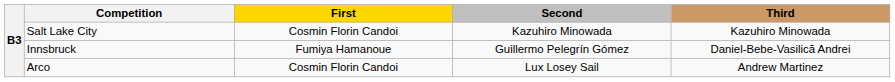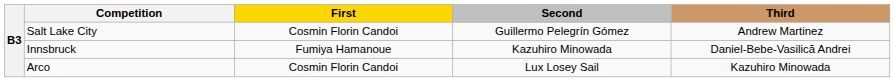(562, 31) Kazuhiro Minowada -> (562, 31) Guillermo Pelegrín Gómez
(780, 31) Kazuhiro Minowada -> (780, 31) Andrew Martinez
(562, 49) Guillermo Pelegrín Gómez -> (562, 49) Kazuhiro Minowada
(780, 67) Andrew Martinez -> (780, 67) Kazuhiro Minowada
